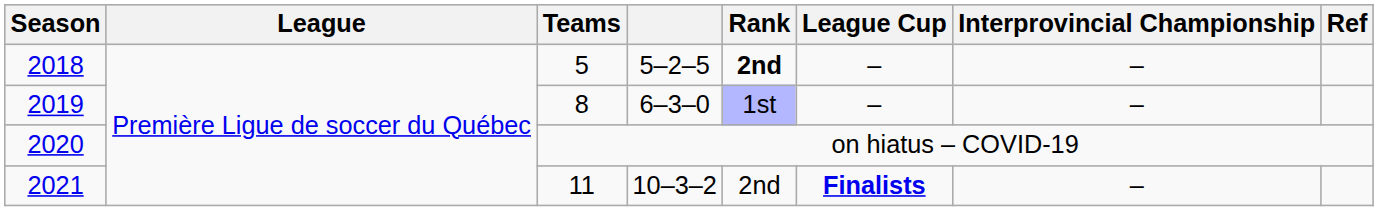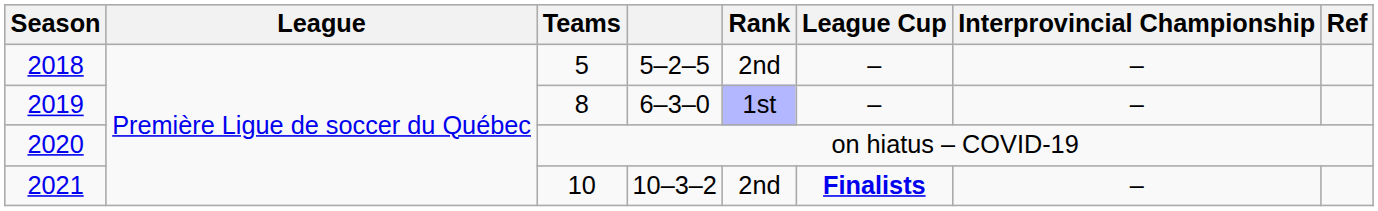(759, 64) bold -> (759, 64) normal
(582, 184) 11 -> (582, 184) 10
